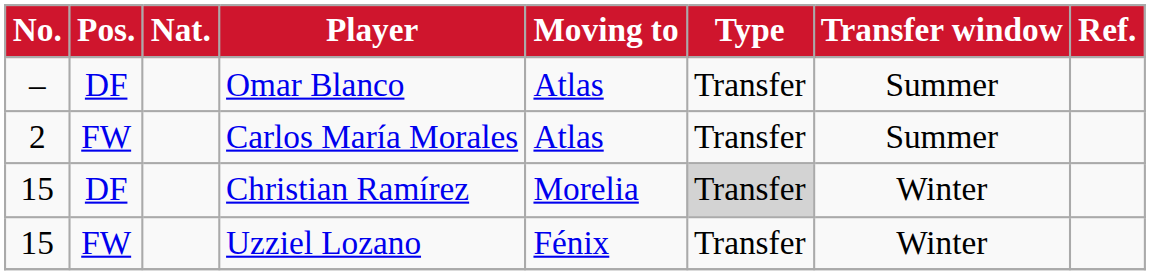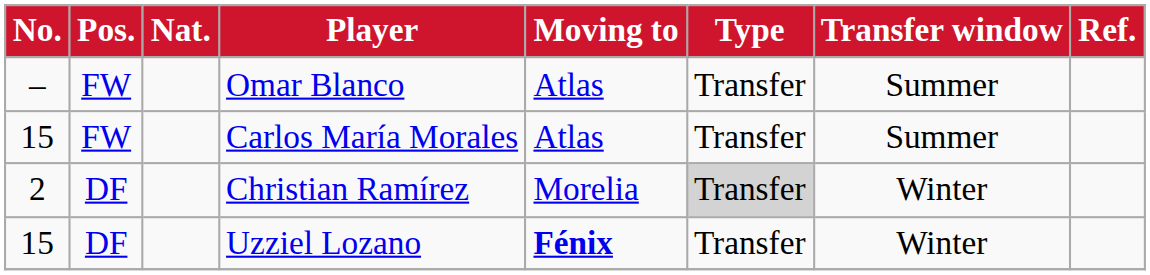(106, 83) DF -> (106, 83) FW
(37, 136) 2 -> (37, 136) 15
(37, 189) 15 -> (37, 189) 2
(106, 242) FW -> (106, 242) DF
(571, 242) normal -> (573, 242) bold
